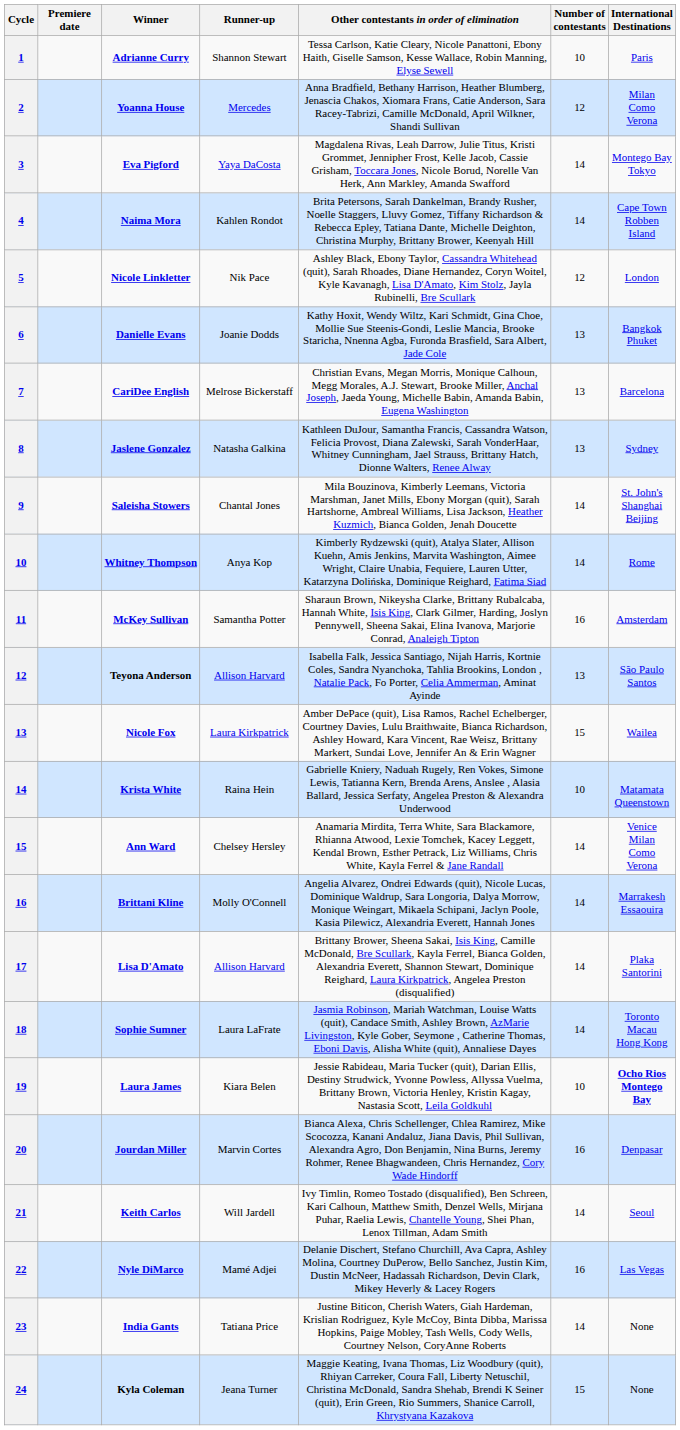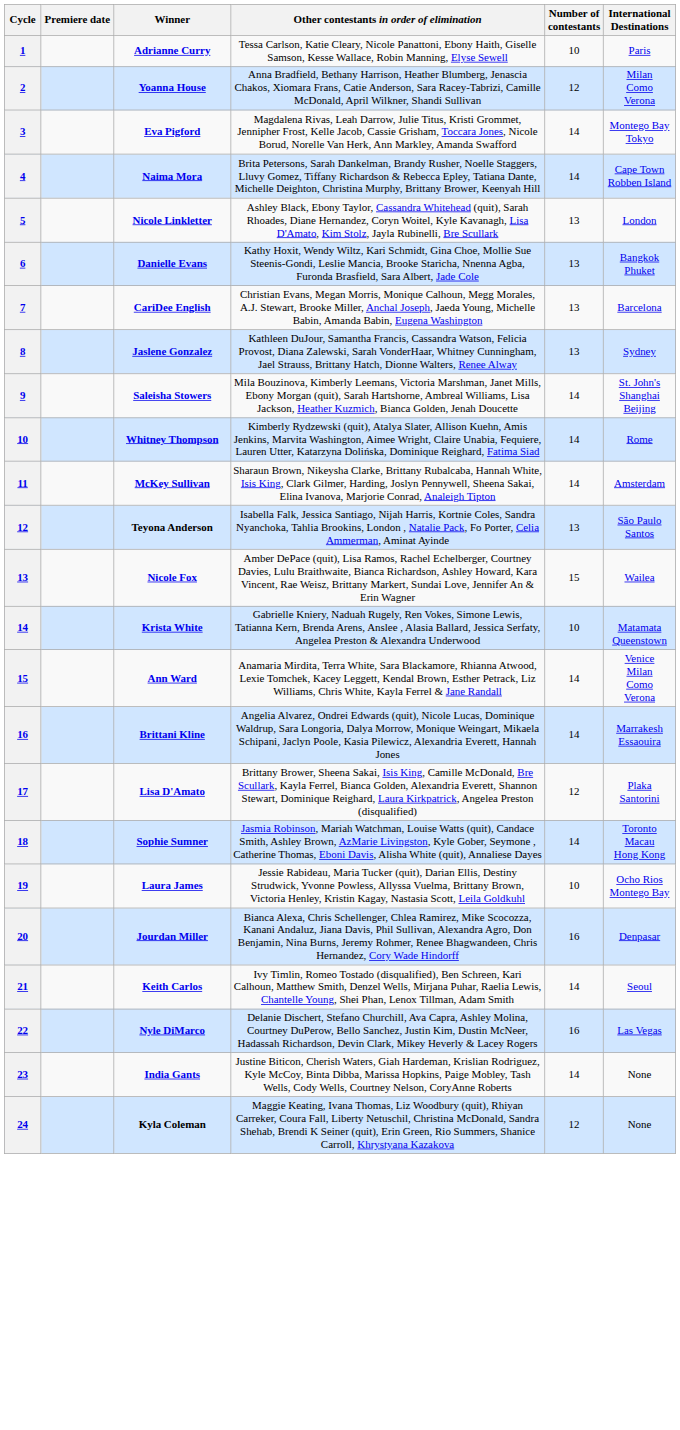- column: (249, 20)
(580, 278) 12 -> (574, 220) 13
(580, 619) 16 -> (574, 483) 14
(580, 966) 14 -> (574, 792) 12
(642, 1086) bold -> (640, 886) normal
(580, 1390) 15 -> (574, 1125) 12
